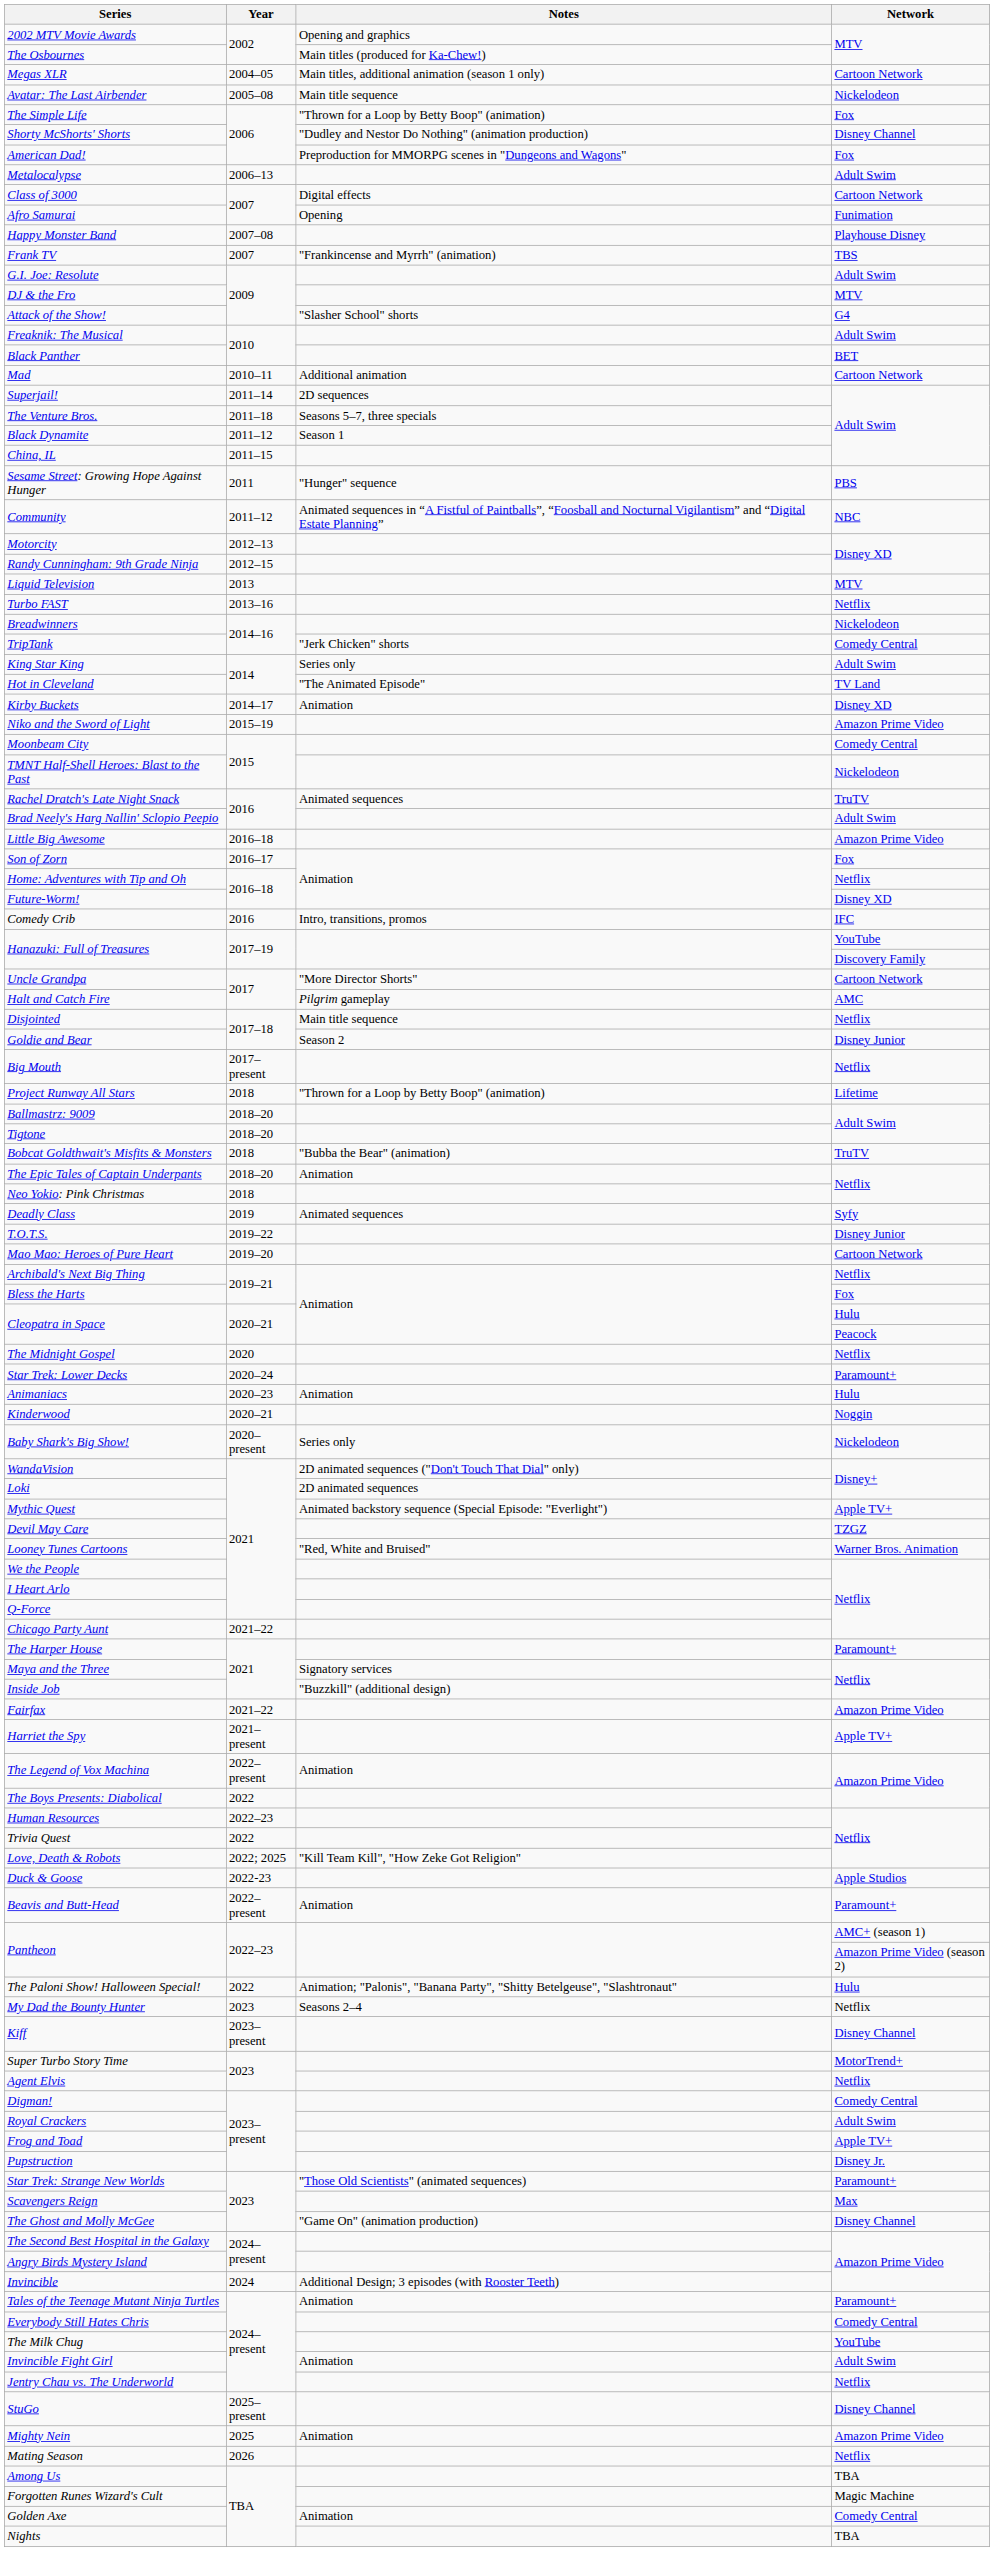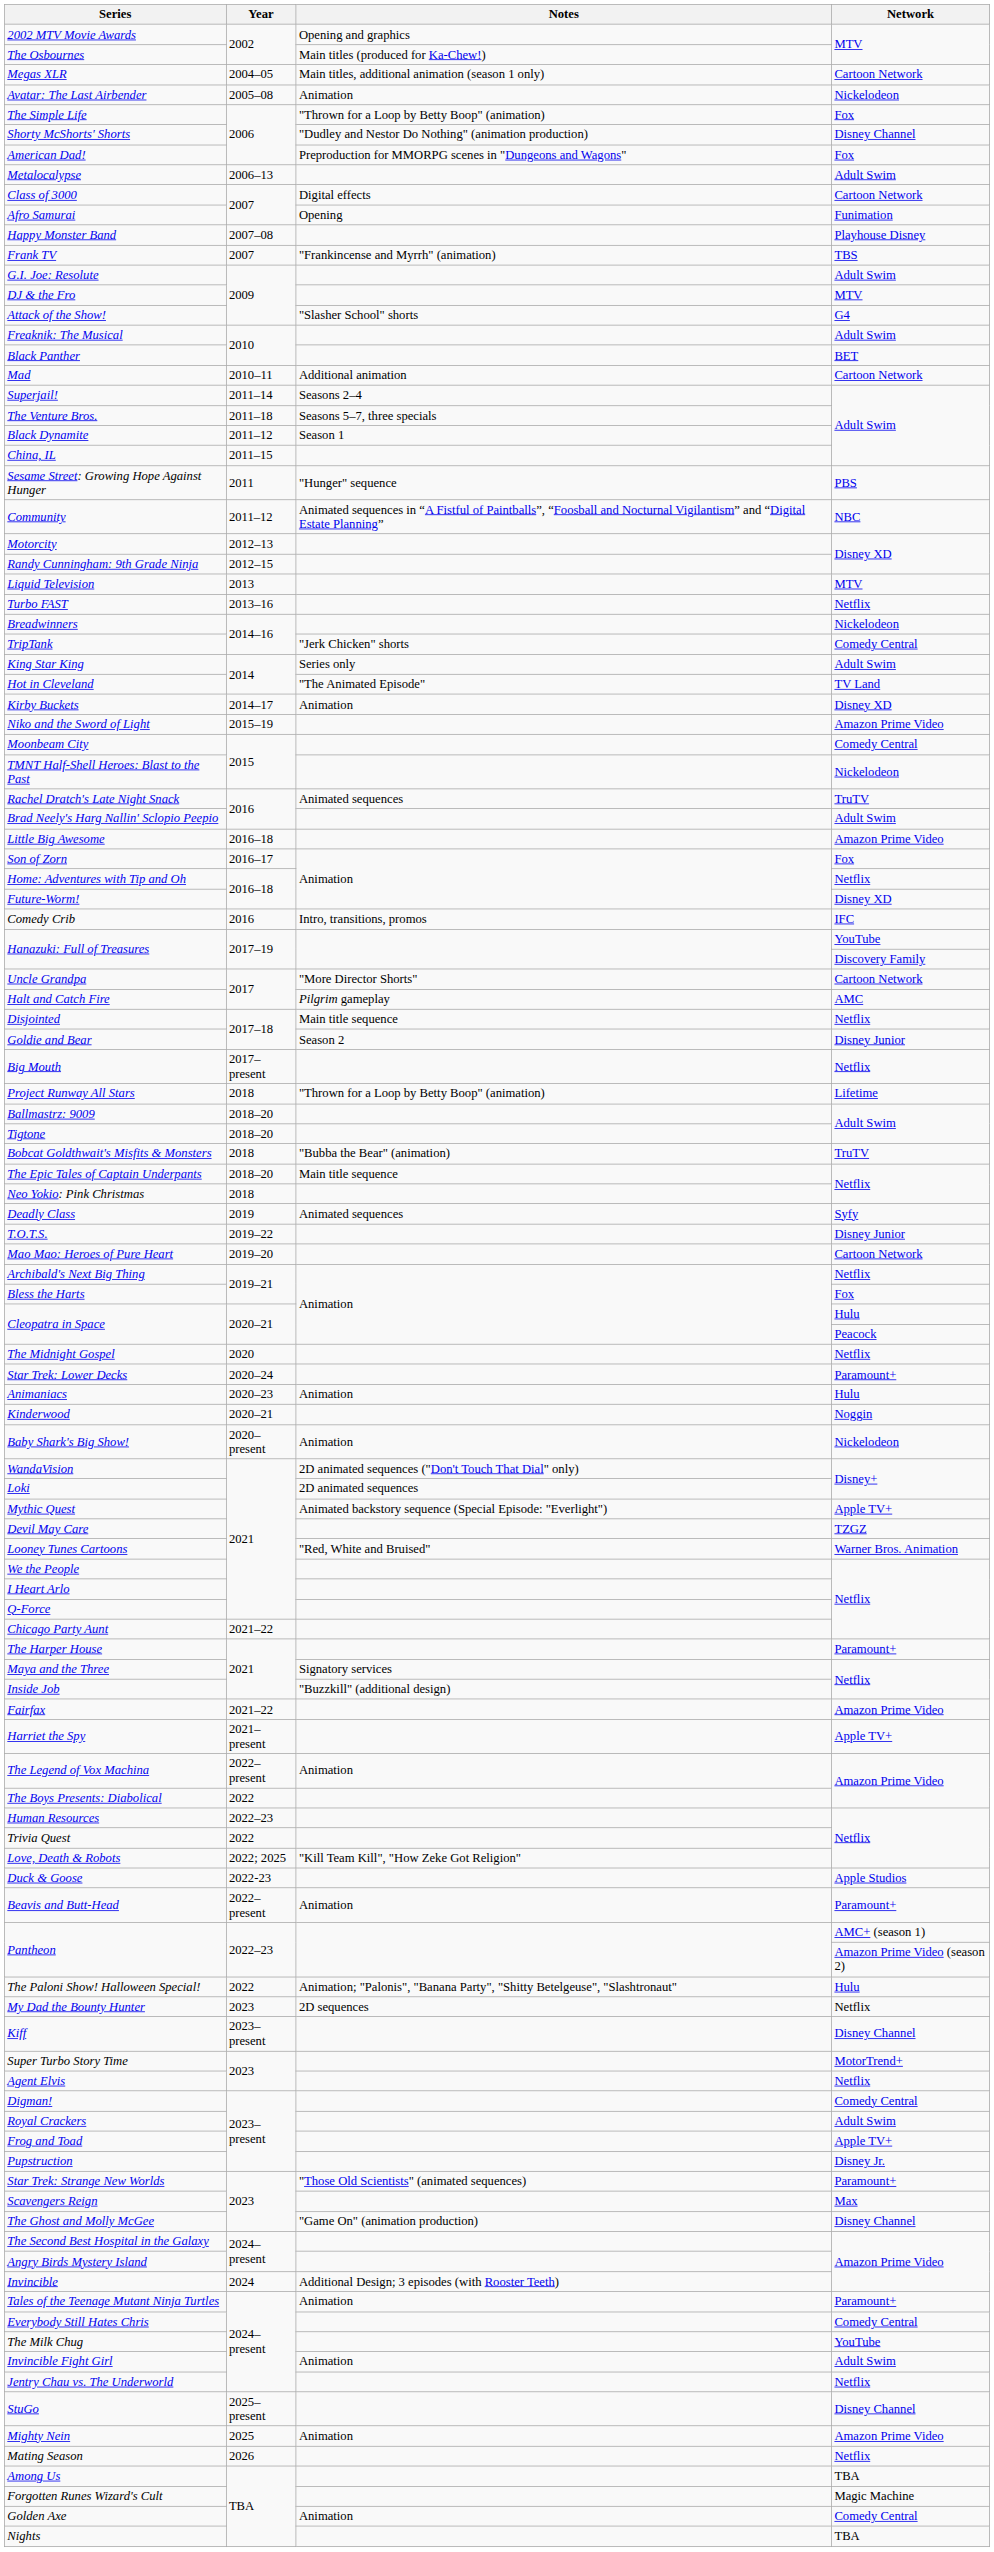(348, 94) Main title sequence -> (326, 94) Animation
(334, 395) 2D sequences -> (330, 395) Seasons 2–4
(326, 1173) Animation -> (348, 1173) Main title sequence
(327, 1441) Series only -> (326, 1441) Animation
(330, 2006) Seasons 2–4 -> (334, 2006) 2D sequences
